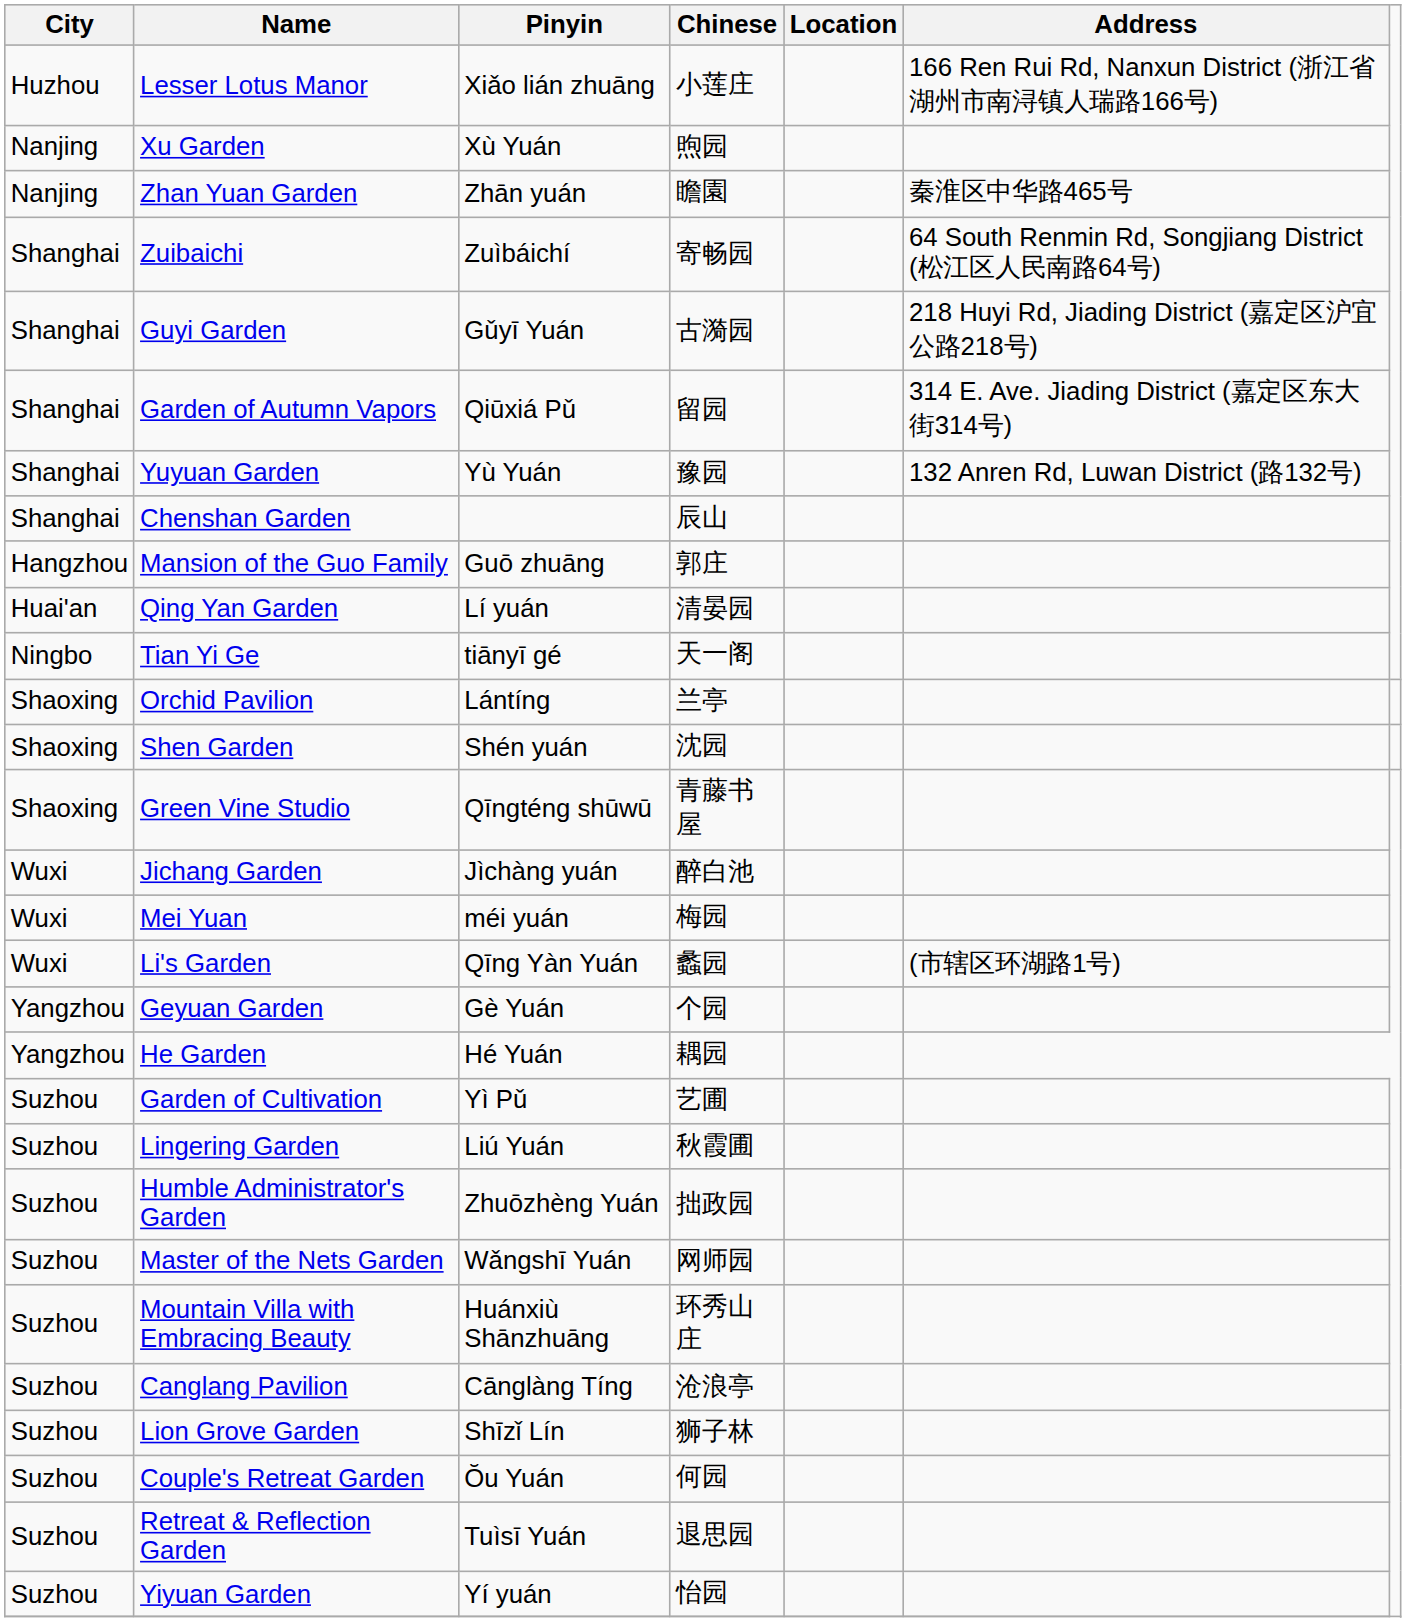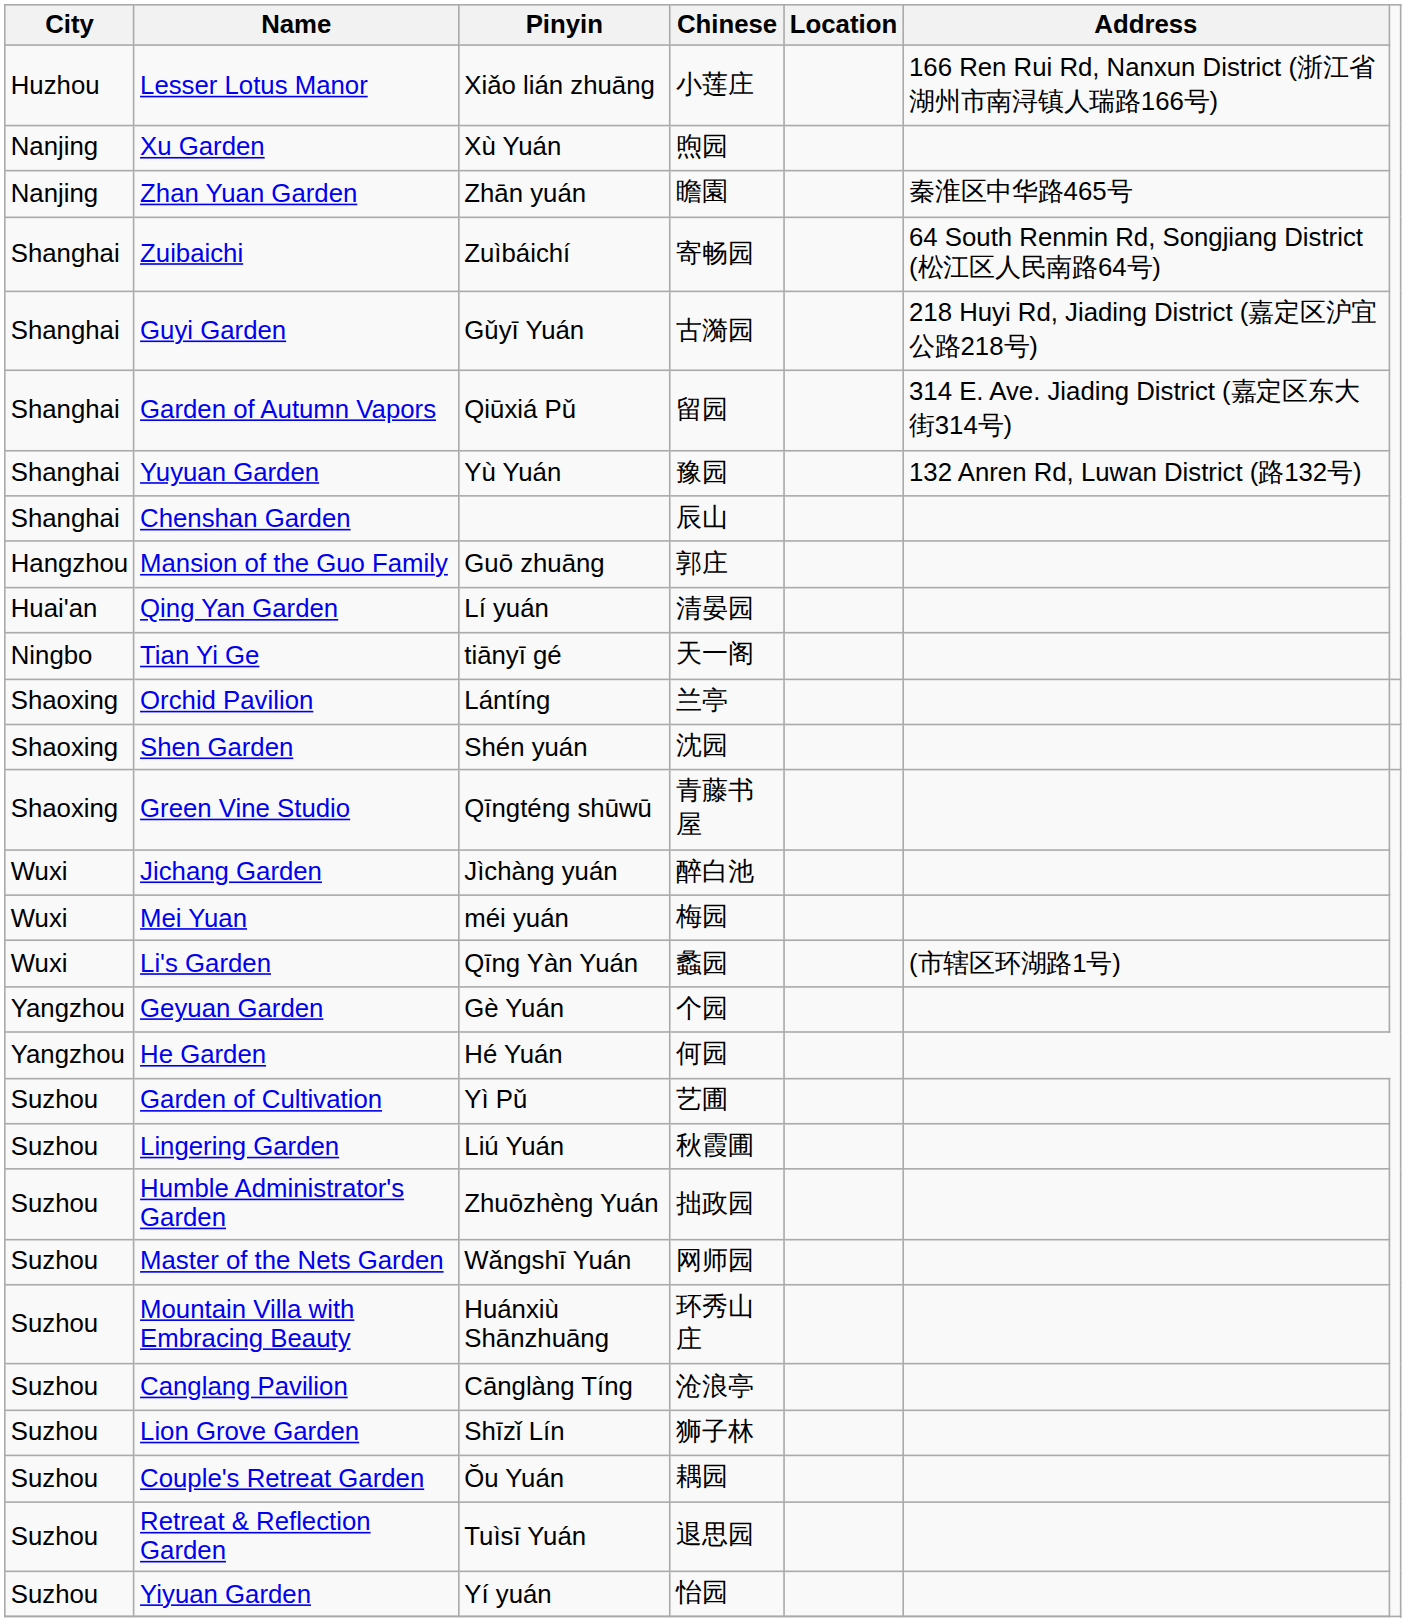(702, 1053) 耦园 -> (702, 1053) 何园
(702, 1477) 何园 -> (702, 1477) 耦园
